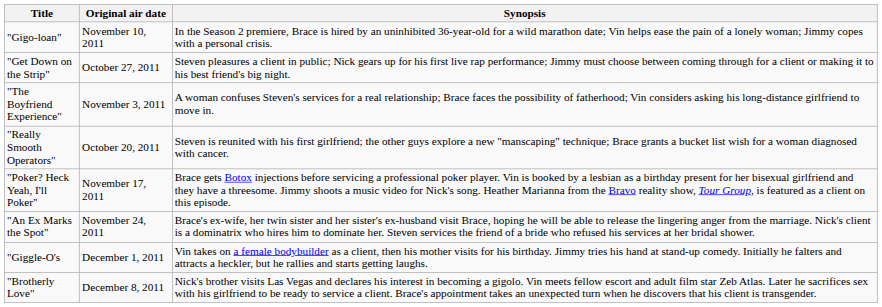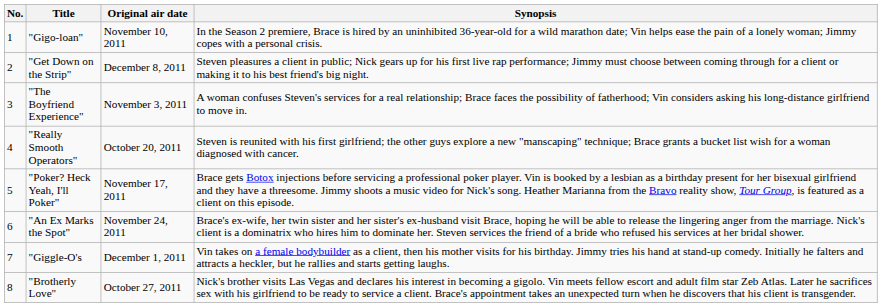+ column: (15, 13)
(121, 67) October 27, 2011 -> (145, 67) December 8, 2011
(123, 287) December 8, 2011 -> (143, 287) October 27, 2011
